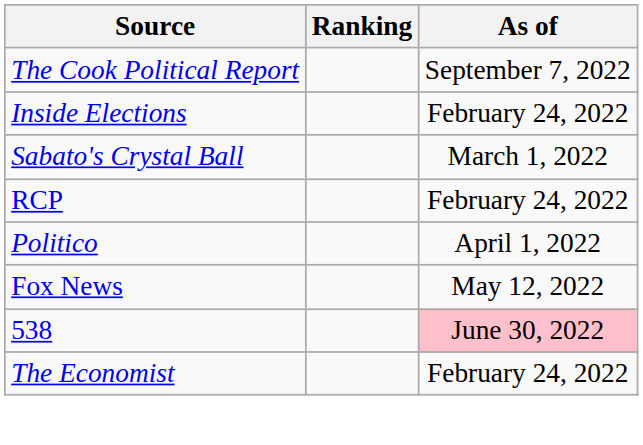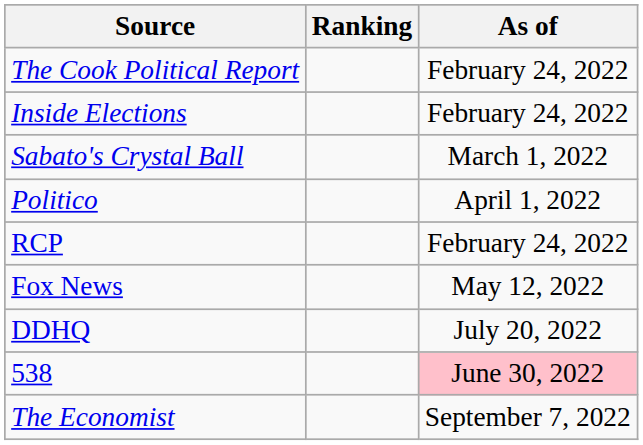(528, 69) September 7, 2022 -> (528, 69) February 24, 2022
rows swapped: (54, 243) <-> (37, 199)
+ row: (51, 329)
(528, 373) February 24, 2022 -> (528, 416) September 7, 2022
